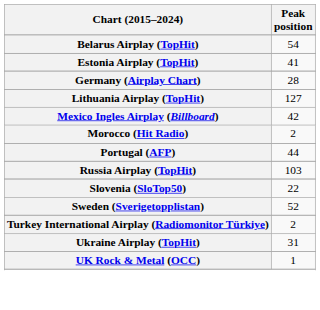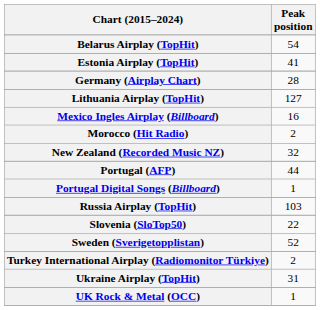(293, 116) 42 -> (293, 116) 16
+ row: (138, 152)
+ row: (138, 188)
